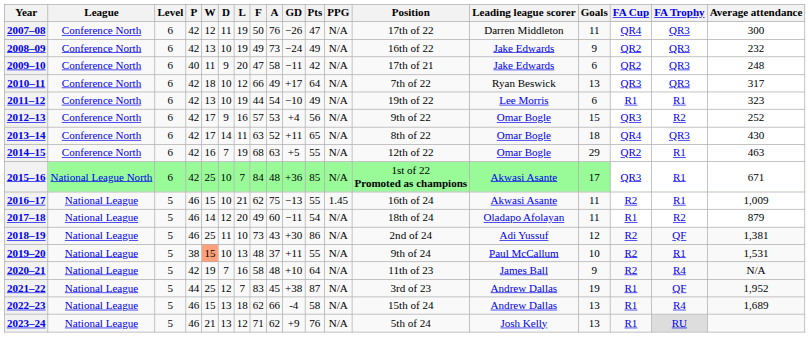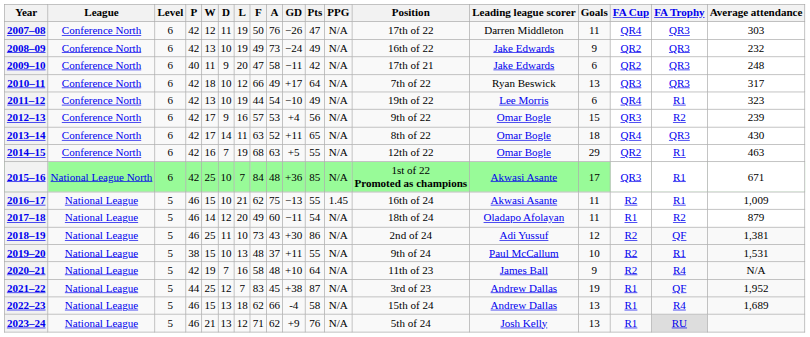(756, 30) 300 -> (756, 30) 303
(631, 100) R1 -> (631, 100) QR4
(756, 118) 252 -> (756, 118) 239
(210, 253) lightsalmon background -> (210, 253) no background
